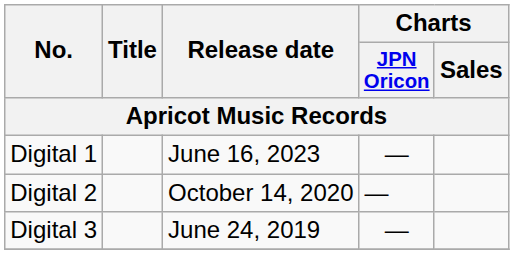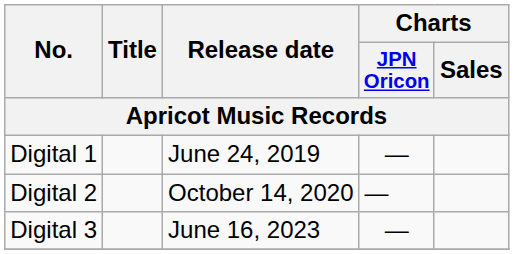(244, 154) June 16, 2023 -> (244, 154) June 24, 2019
(244, 230) June 24, 2019 -> (244, 230) June 16, 2023
